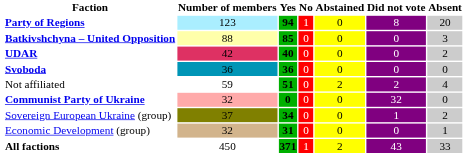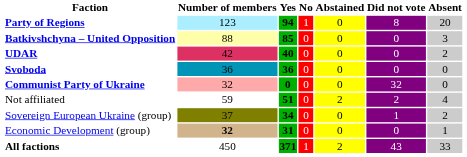rows swapped: (75, 99) <-> (35, 84)
(227, 130) normal -> (227, 130) bold
